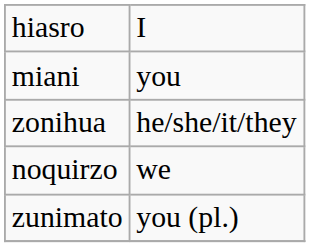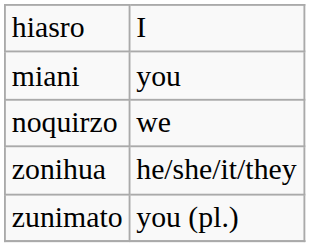rows swapped: (59, 122) <-> (65, 169)
